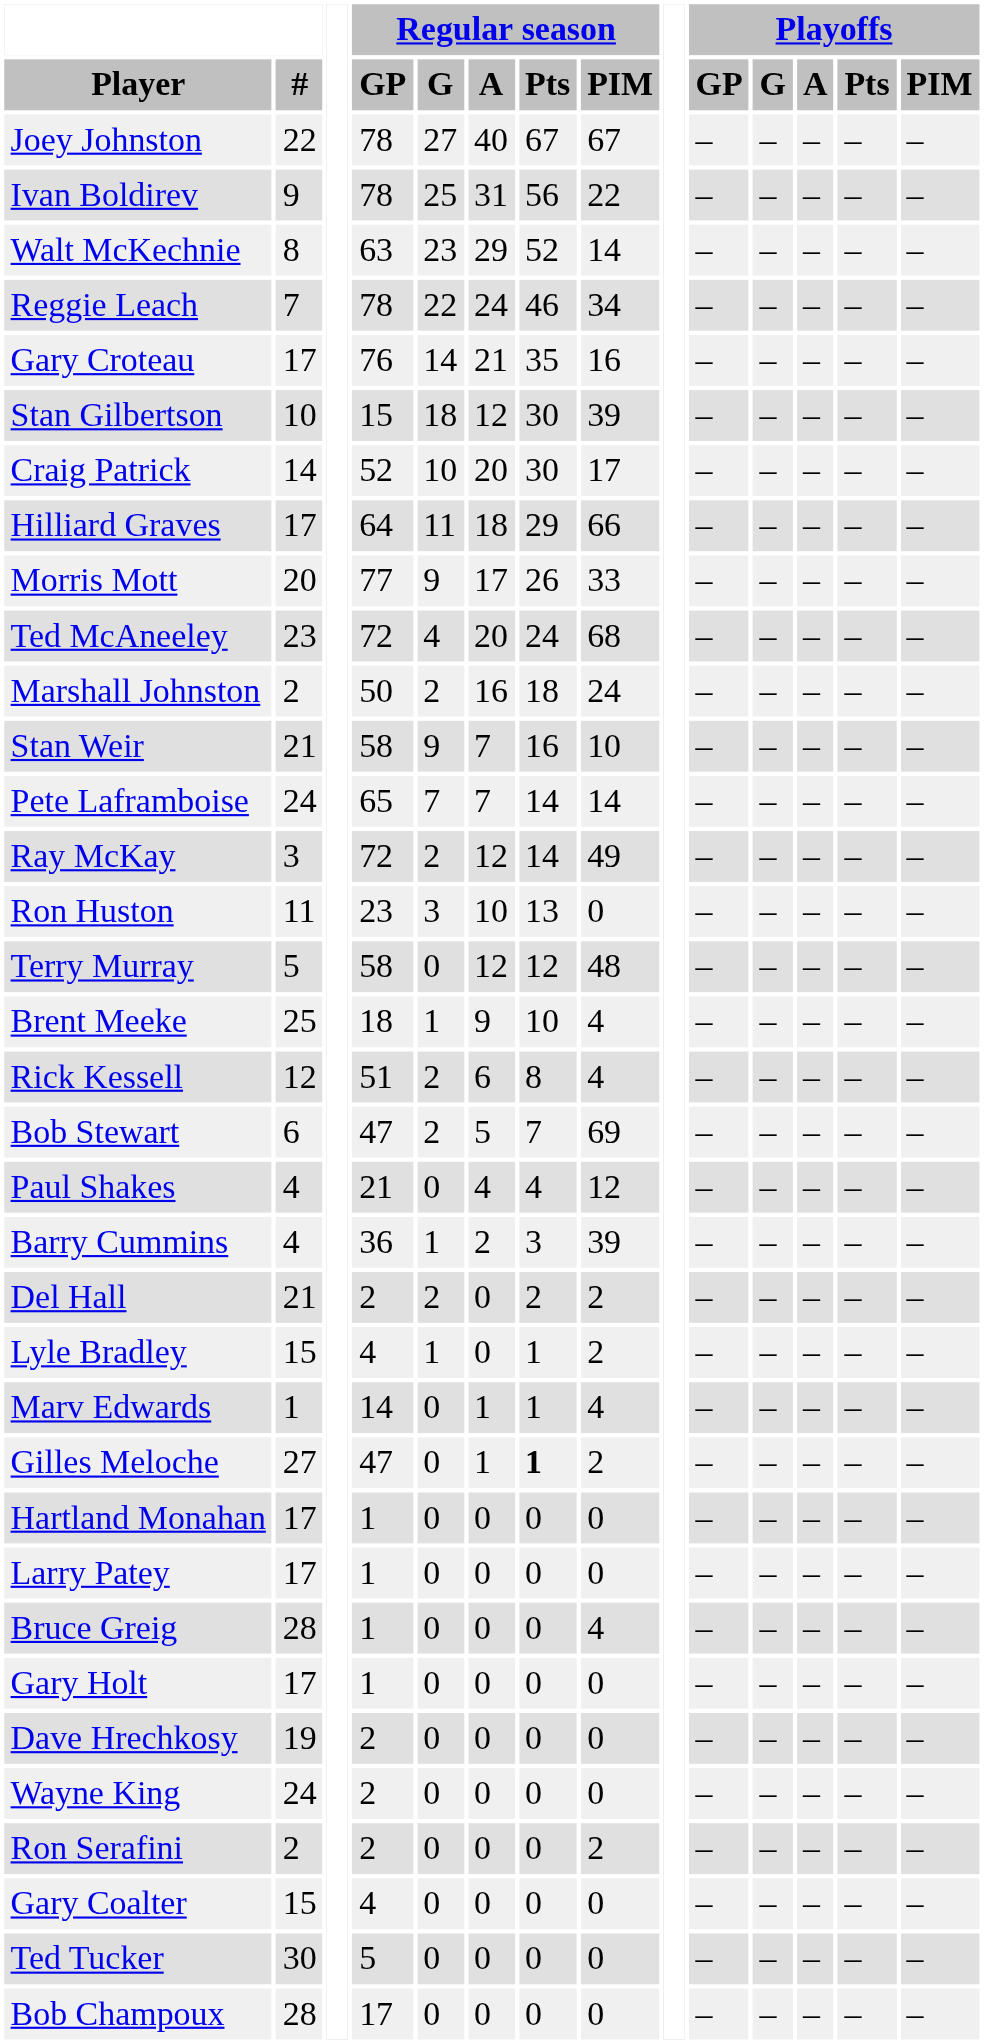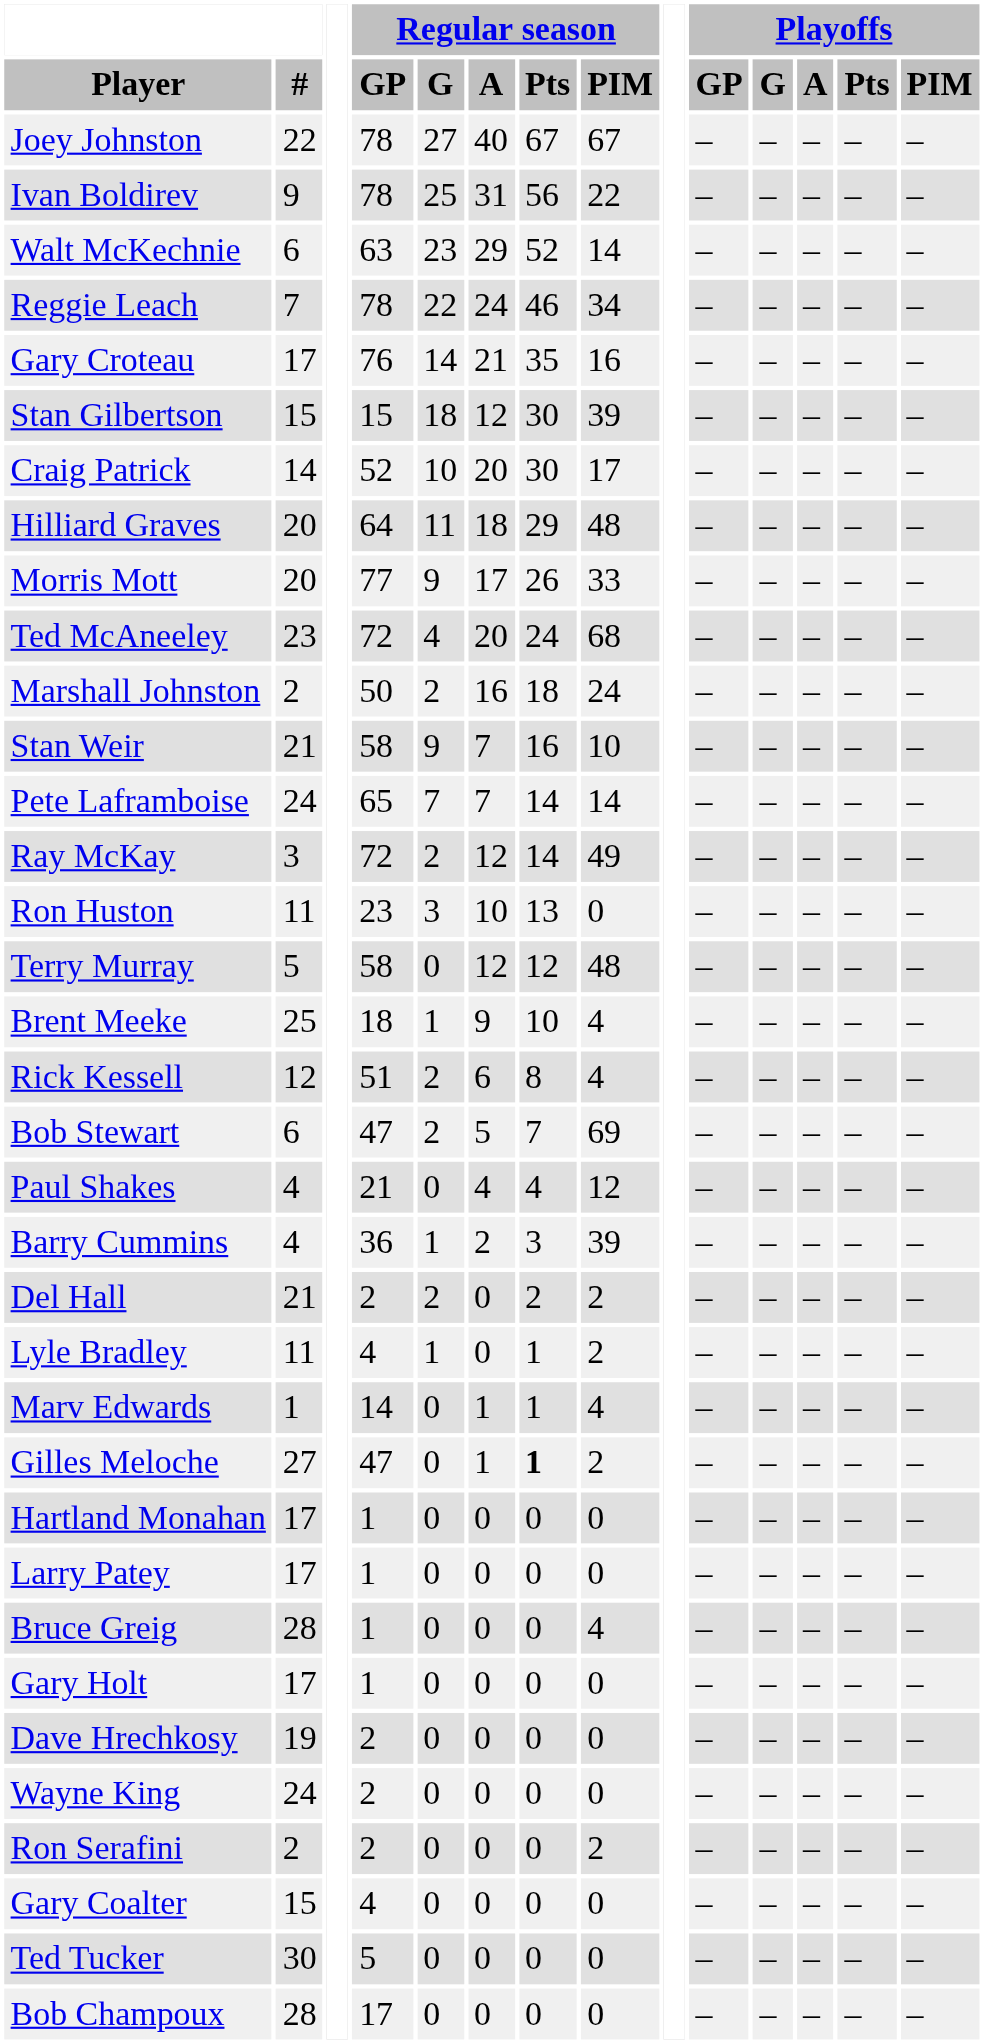(291, 249) 8 -> (291, 249) 6
(300, 414) 10 -> (300, 414) 15
(300, 525) 17 -> (300, 525) 20
(604, 525) 66 -> (604, 525) 48
(300, 1351) 15 -> (299, 1351) 11
